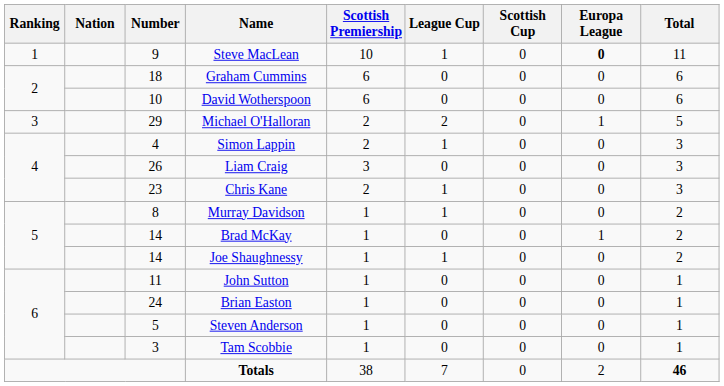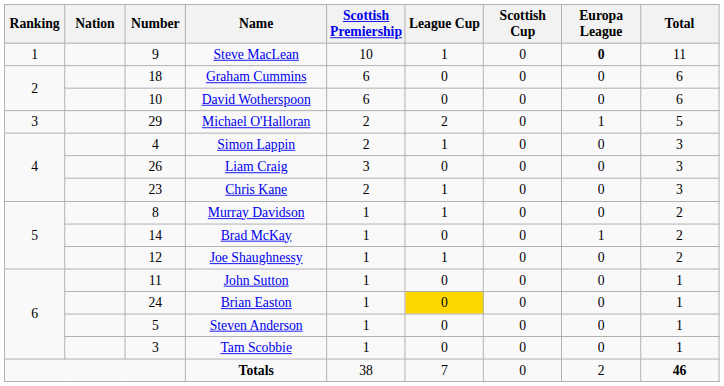(155, 257) 14 -> (155, 257) 12
(444, 302) no background -> (444, 302) gold background
